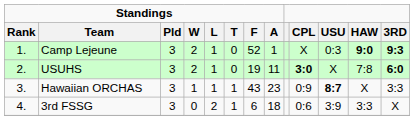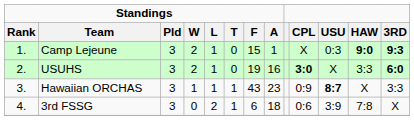(254, 50) 52 -> (254, 50) 15
(274, 69) 11 -> (274, 69) 16
(364, 69) 7:8 -> (364, 69) 3:3
(364, 106) 3:3 -> (364, 106) 7:8
